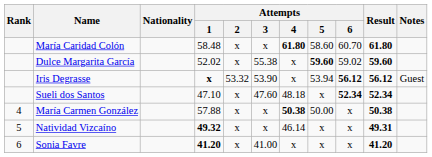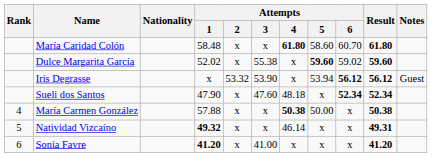(209, 78) bold -> (209, 78) normal
(209, 95) 47.10 -> (209, 95) 47.90
